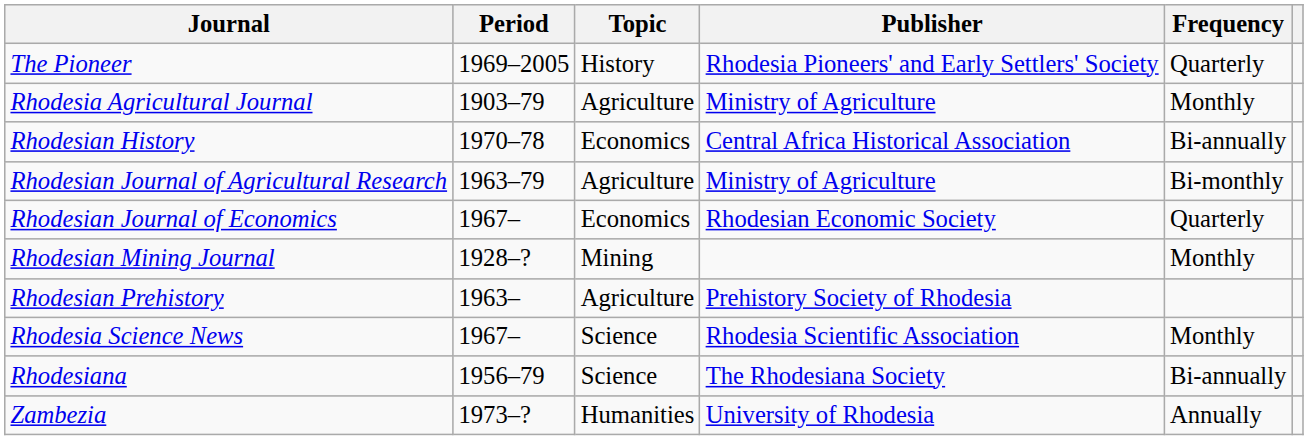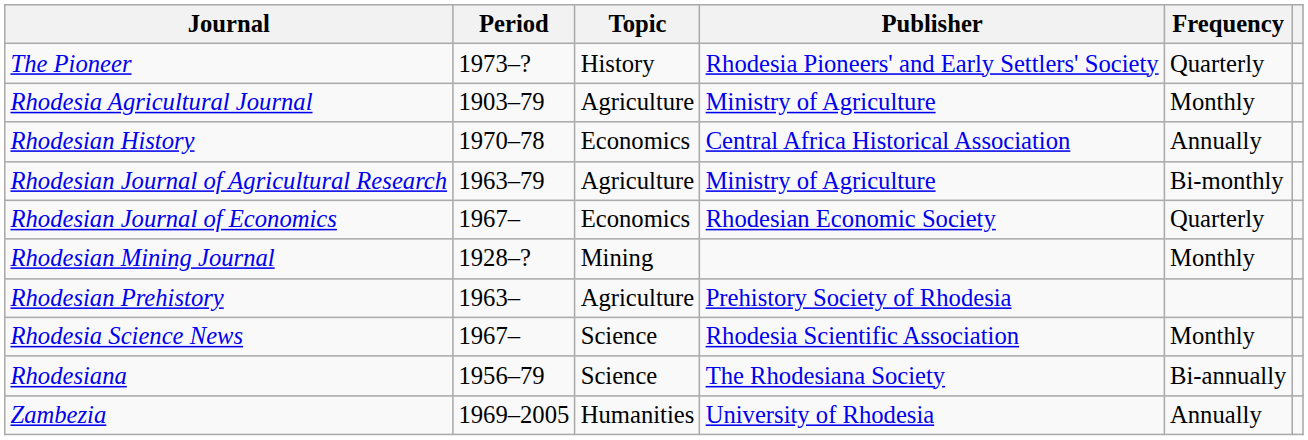(514, 63) 1969–2005 -> (495, 63) 1973–?
(1228, 141) Bi-annually -> (1216, 141) Annually
(495, 414) 1973–? -> (514, 414) 1969–2005
